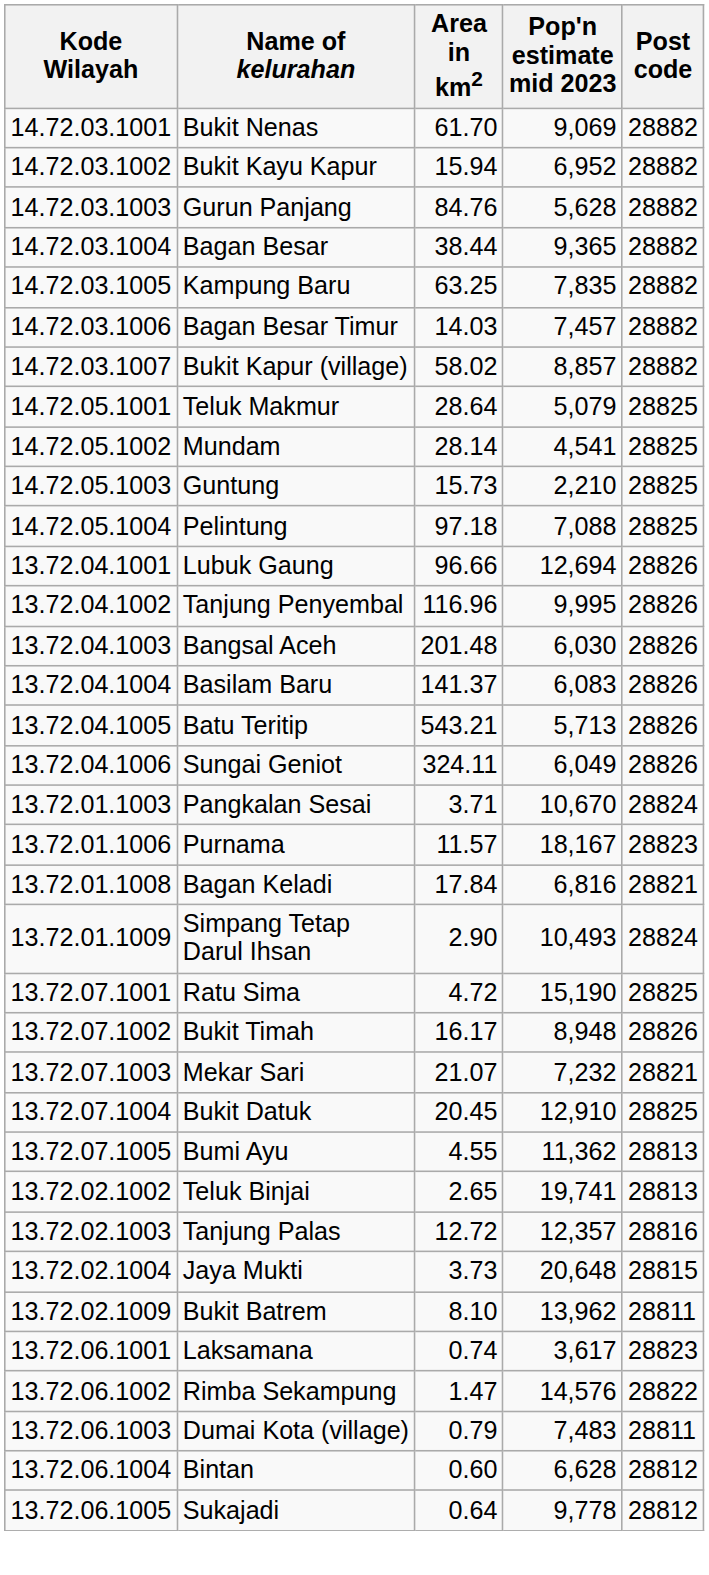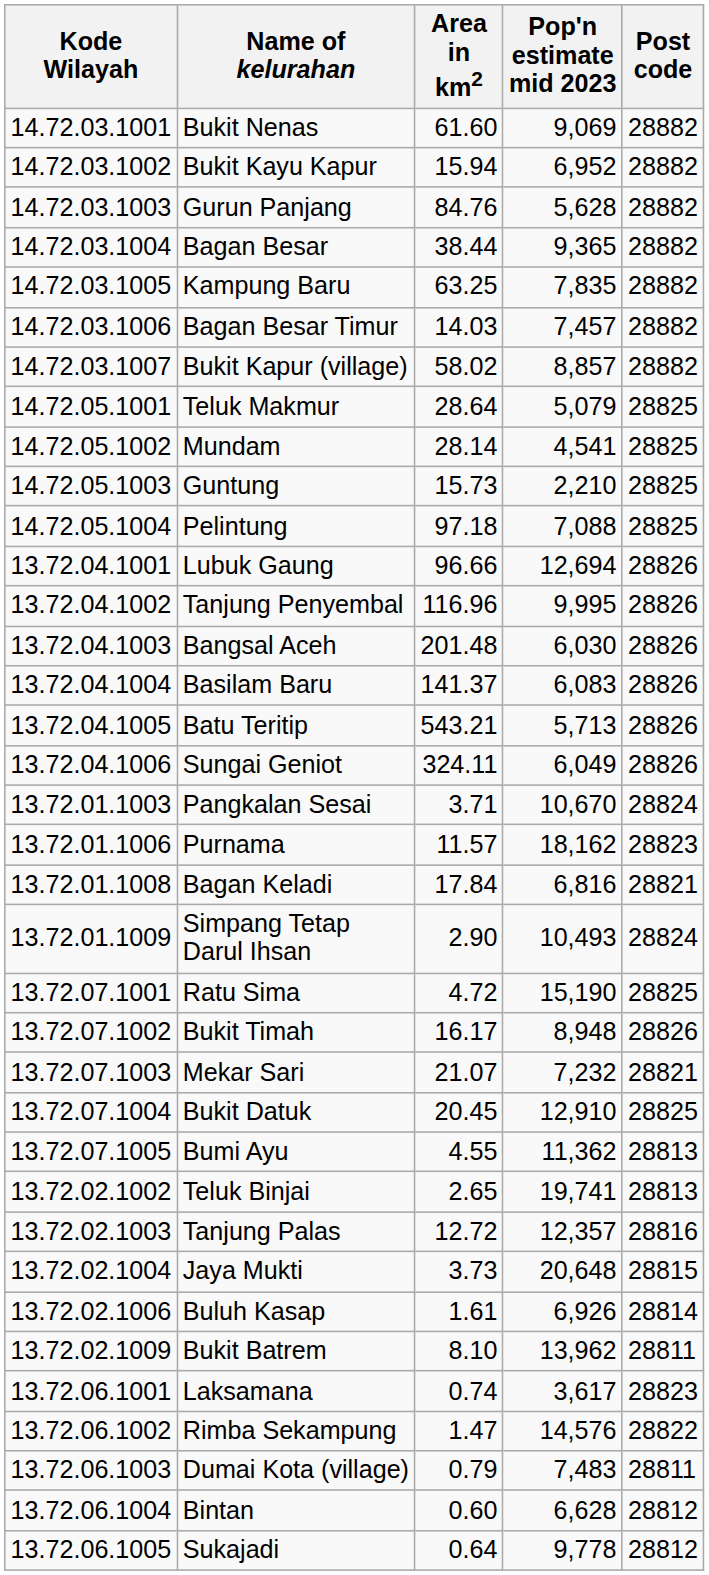(466, 127) 61.70 -> (466, 127) 61.60
(578, 844) 18,167 -> (578, 844) 18,162
+ row: (254, 1311)
